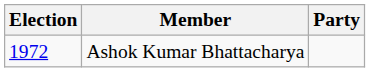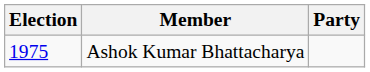(29, 50) 1972 -> (29, 50) 1975
